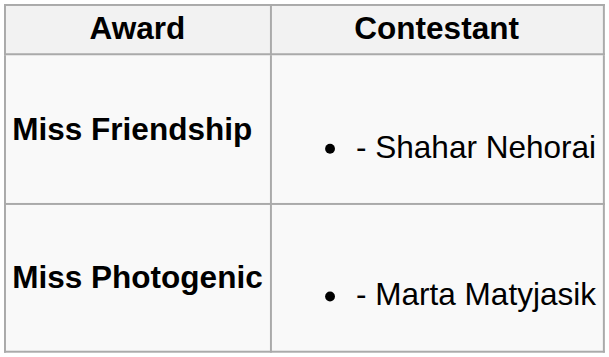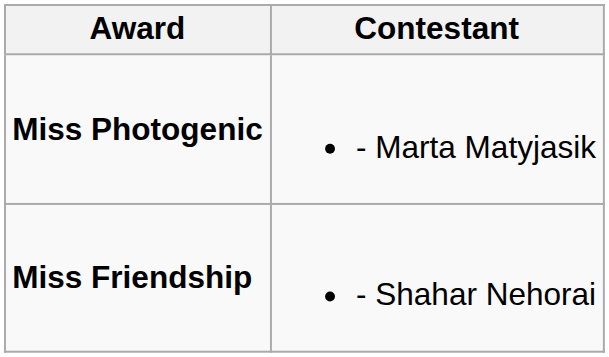rows swapped: (132, 128) <-> (137, 277)
